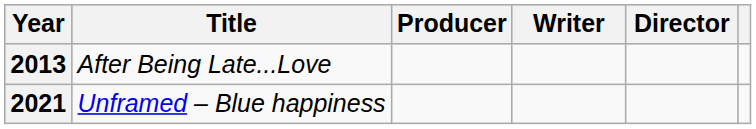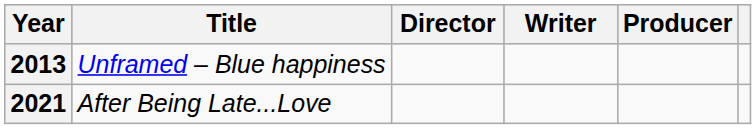columns swapped: (682, 24) <-> (452, 24)
(205, 63) After Being Late...Love -> (232, 63) Unframed – Blue happiness
(232, 103) Unframed – Blue happiness -> (205, 103) After Being Late...Love
